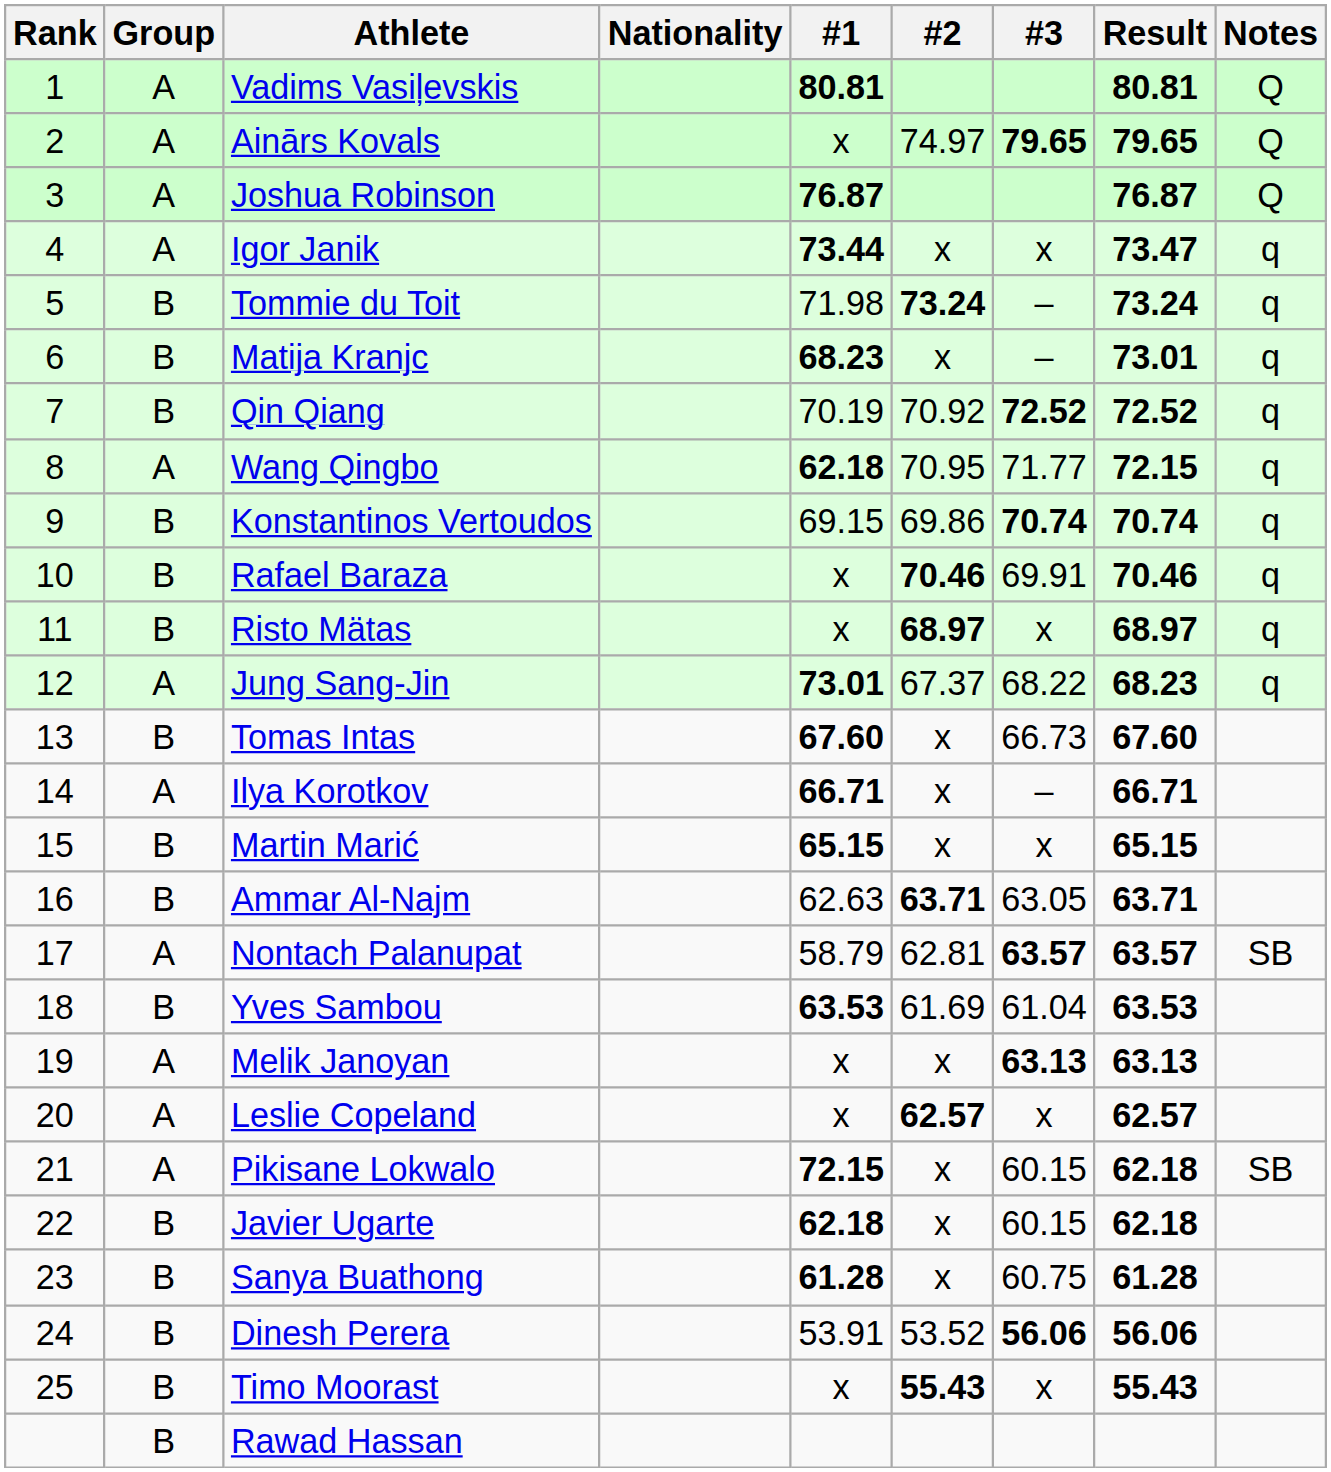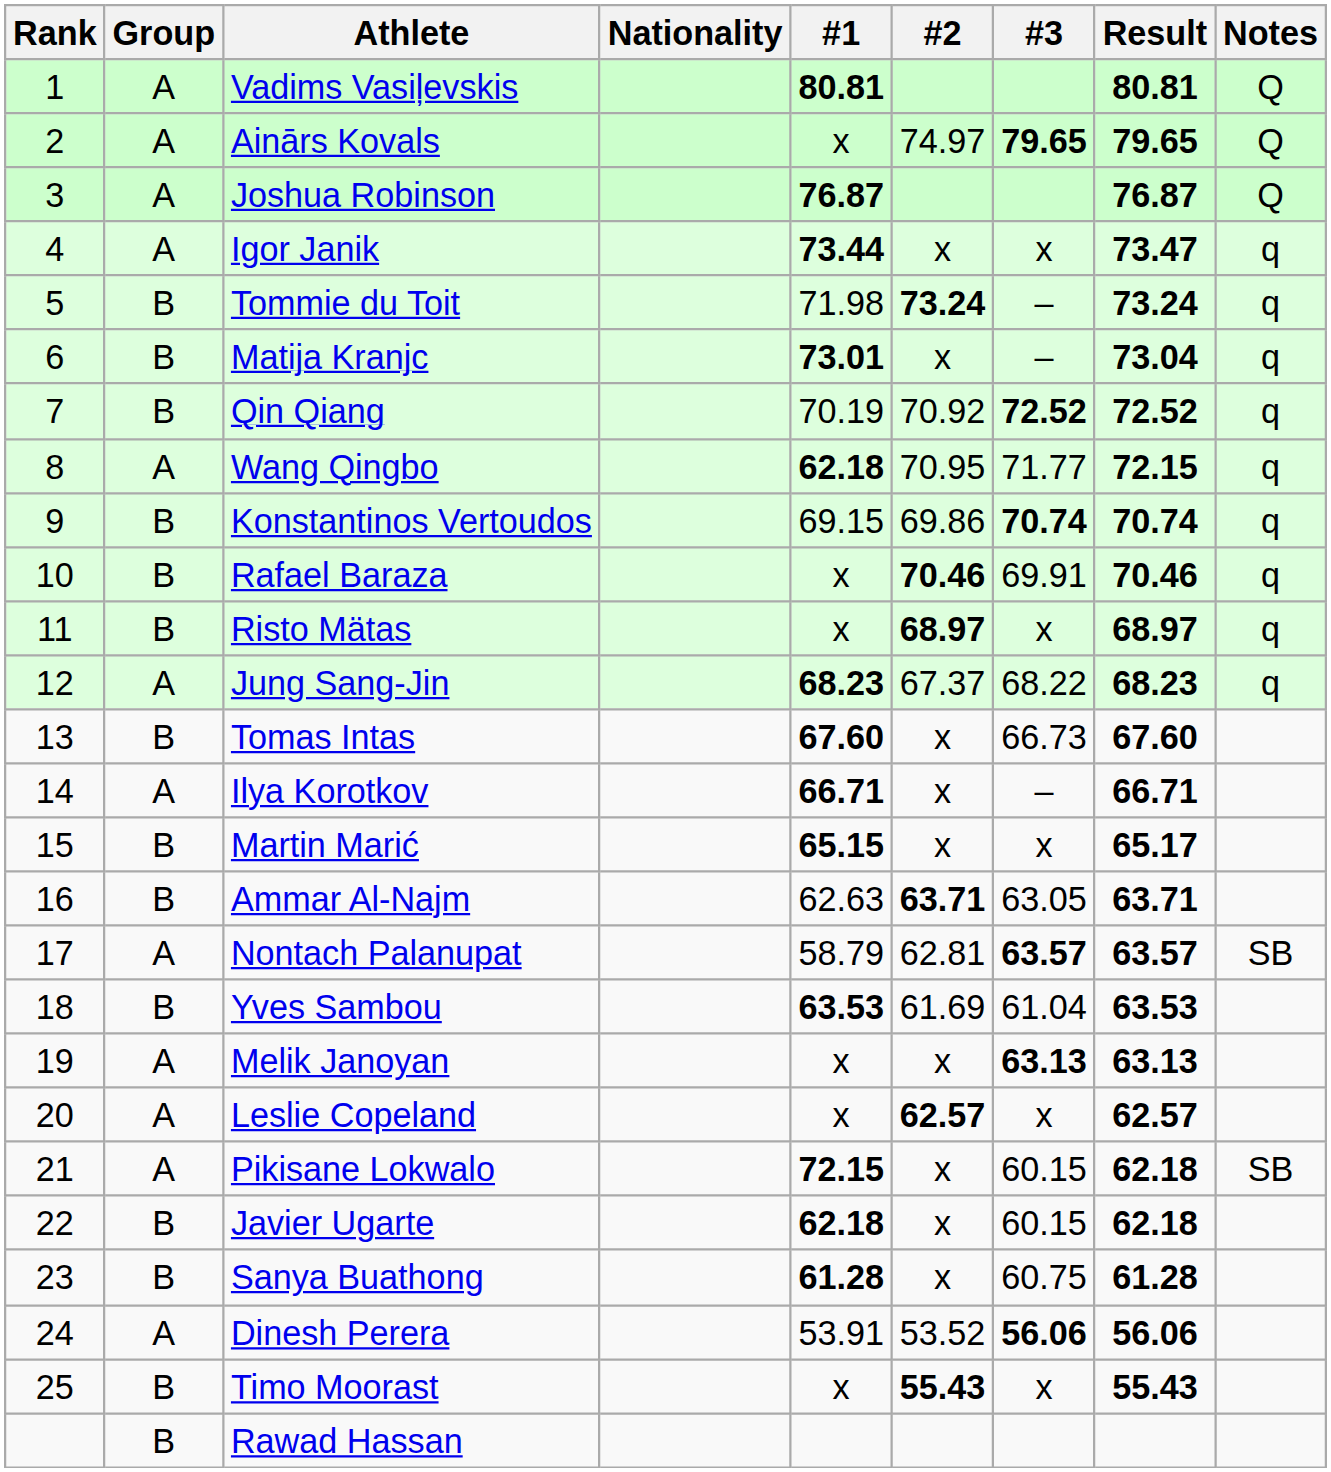(841, 357) 68.23 -> (841, 357) 73.01
(1155, 357) 73.01 -> (1155, 357) 73.04
(841, 682) 73.01 -> (841, 682) 68.23
(1155, 844) 65.15 -> (1155, 844) 65.17
(164, 1332) B -> (164, 1332) A
